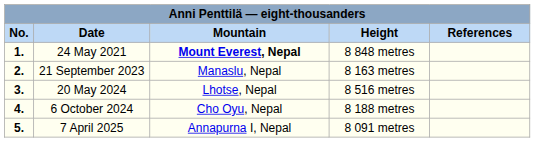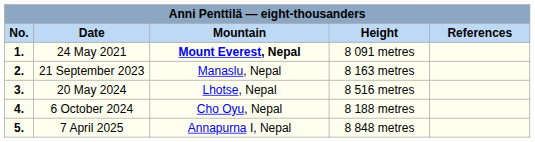(379, 52) 8 848 metres -> (379, 52) 8 091 metres
(379, 128) 8 091 metres -> (379, 128) 8 848 metres
